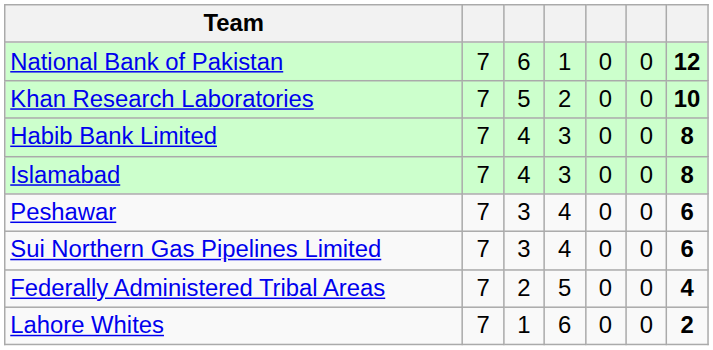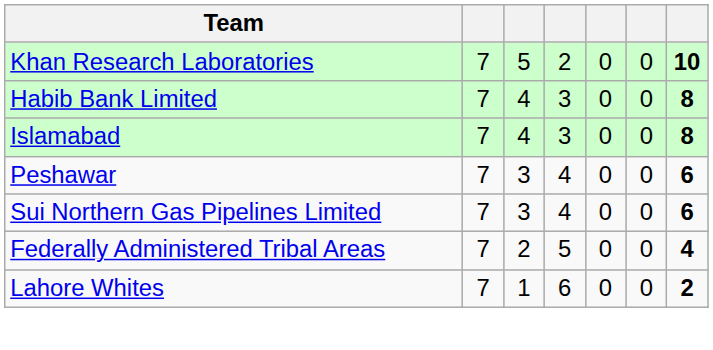- row: (147, 61)
